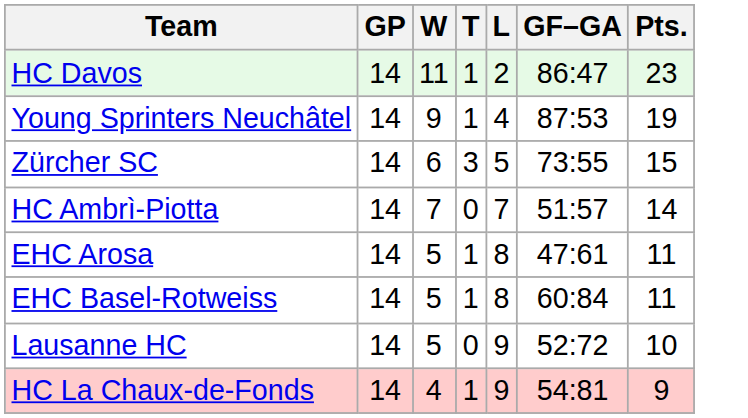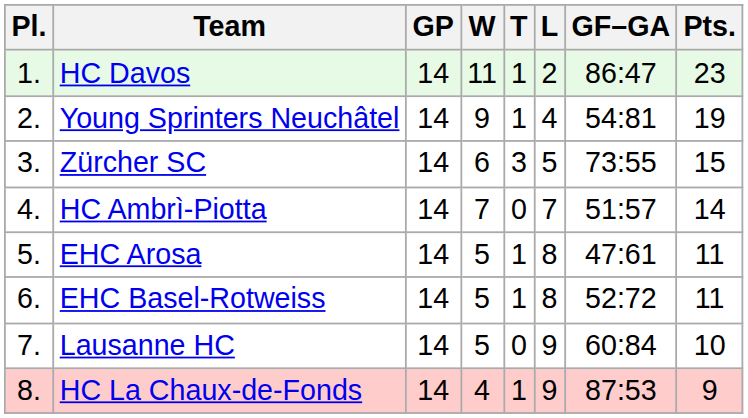+ column: (29, 27)
(573, 118) 87:53 -> (621, 118) 54:81
(573, 299) 60:84 -> (621, 299) 52:72
(573, 345) 52:72 -> (621, 345) 60:84
(573, 390) 54:81 -> (621, 390) 87:53
